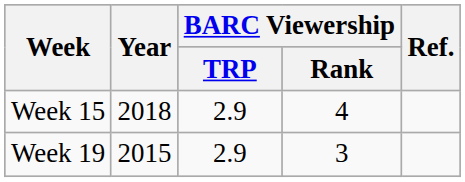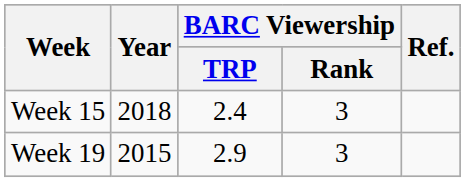(230, 111) 2.9 -> (230, 111) 2.4
(342, 111) 4 -> (342, 111) 3
